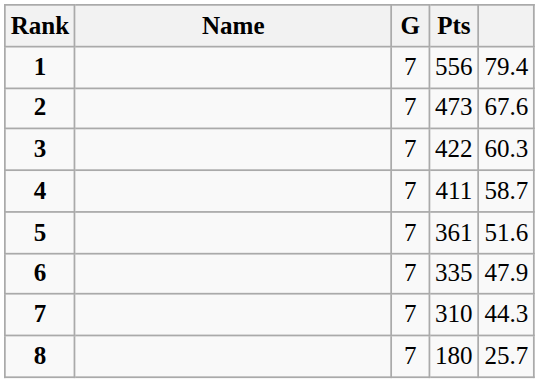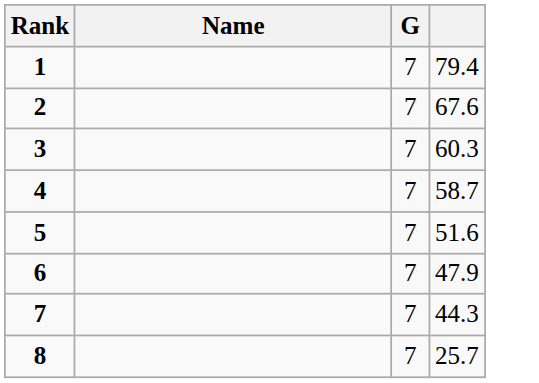- column: (454, 25)
